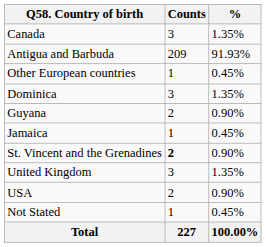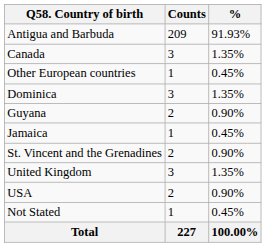rows swapped: (61, 53) <-> (26, 34)
(171, 152) bold -> (171, 152) normal
